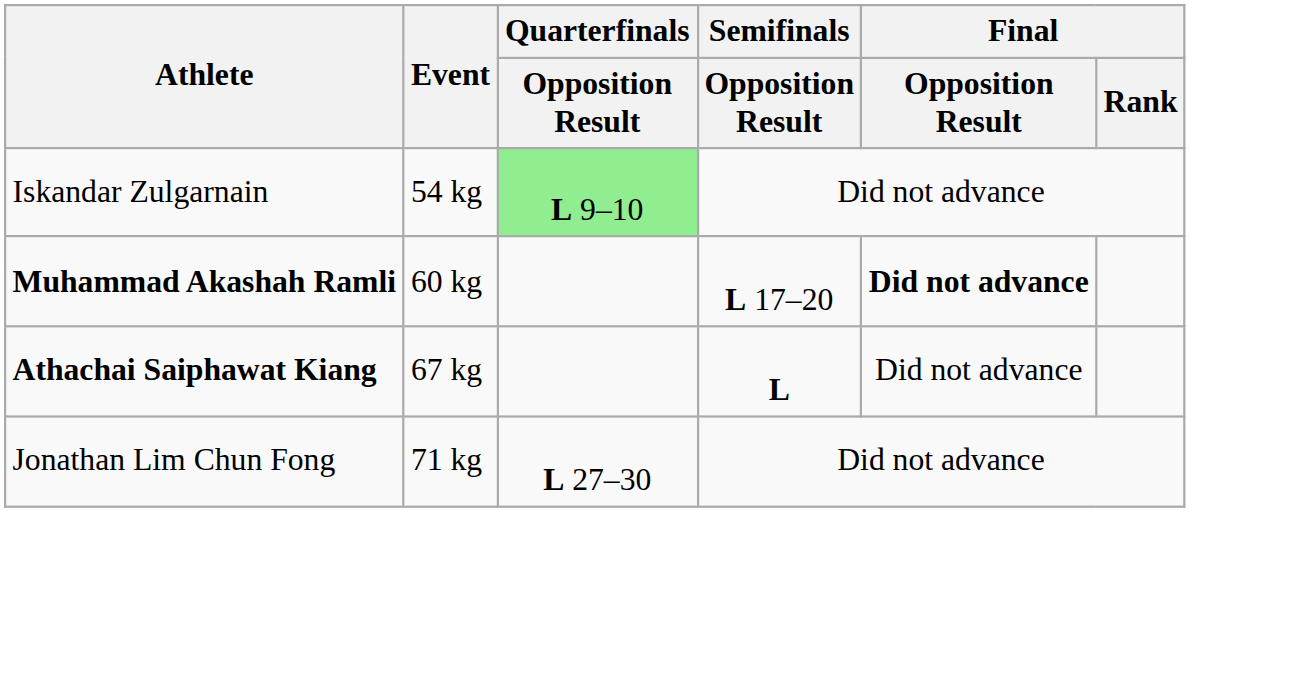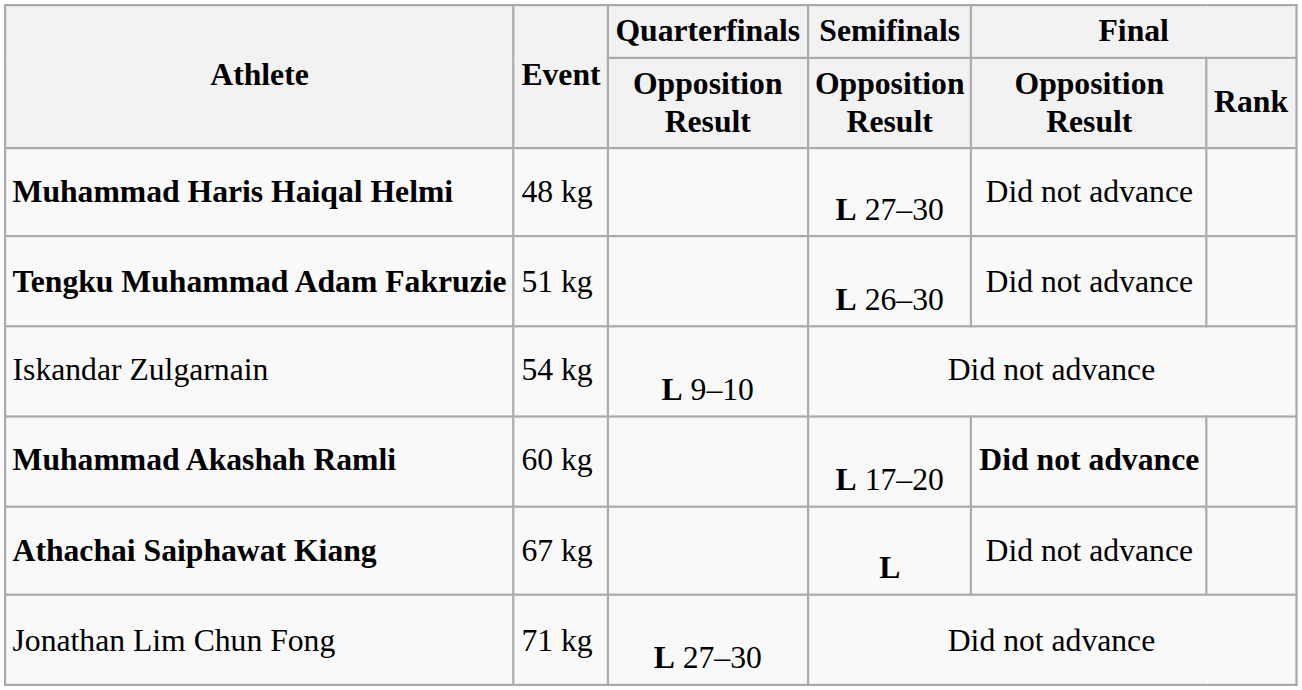+ row: (233, 191)
+ row: (260, 281)
(597, 210) lightgreen background -> (708, 389) no background
